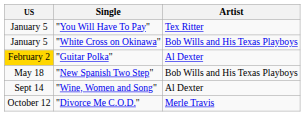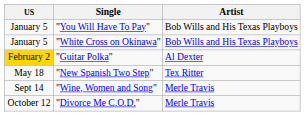(184, 27) Tex Ritter -> (231, 27) Bob Wills and His Texas Playboys
(231, 73) Bob Wills and His Texas Playboys -> (184, 73) Tex Ritter
(184, 88) Al Dexter -> (190, 88) Merle Travis
